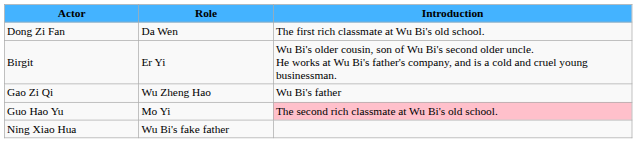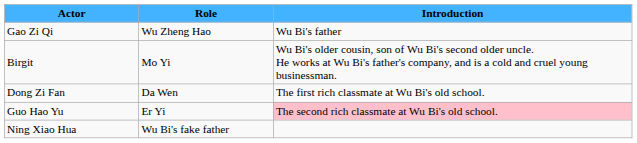rows swapped: (30, 93) <-> (36, 31)
(153, 62) Er Yi -> (156, 62) Mo Yi
(156, 111) Mo Yi -> (153, 111) Er Yi
